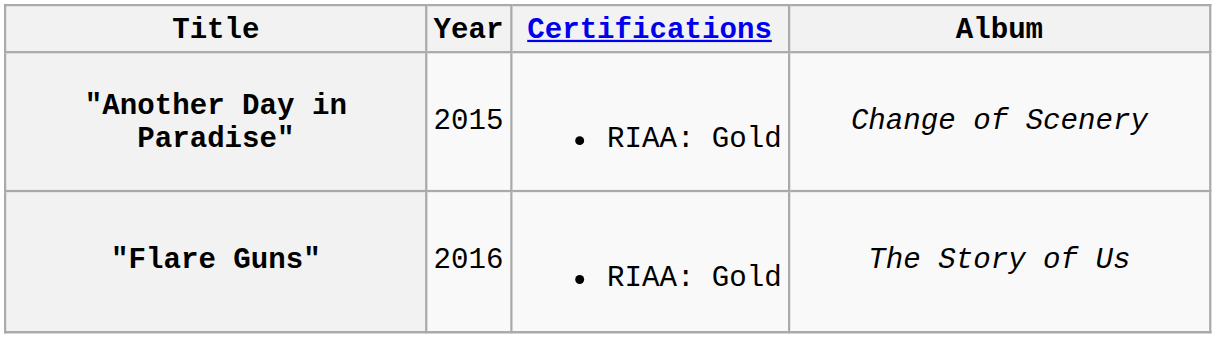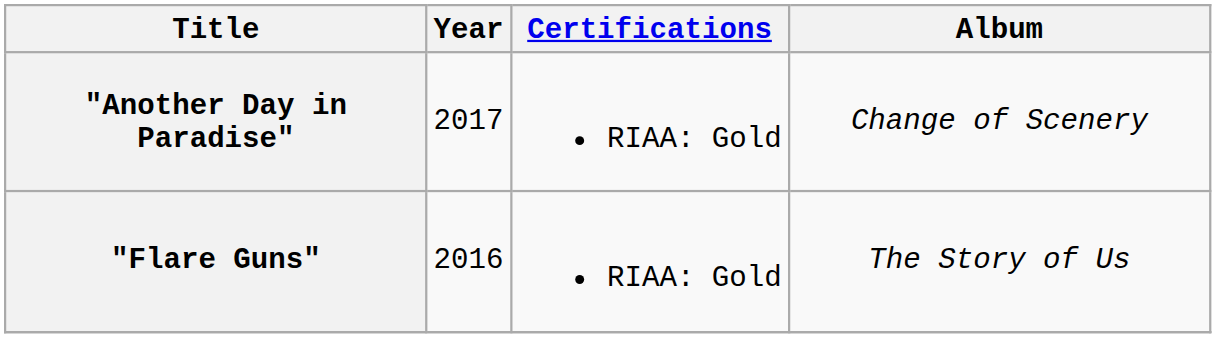(469, 122) 2015 -> (469, 122) 2017
